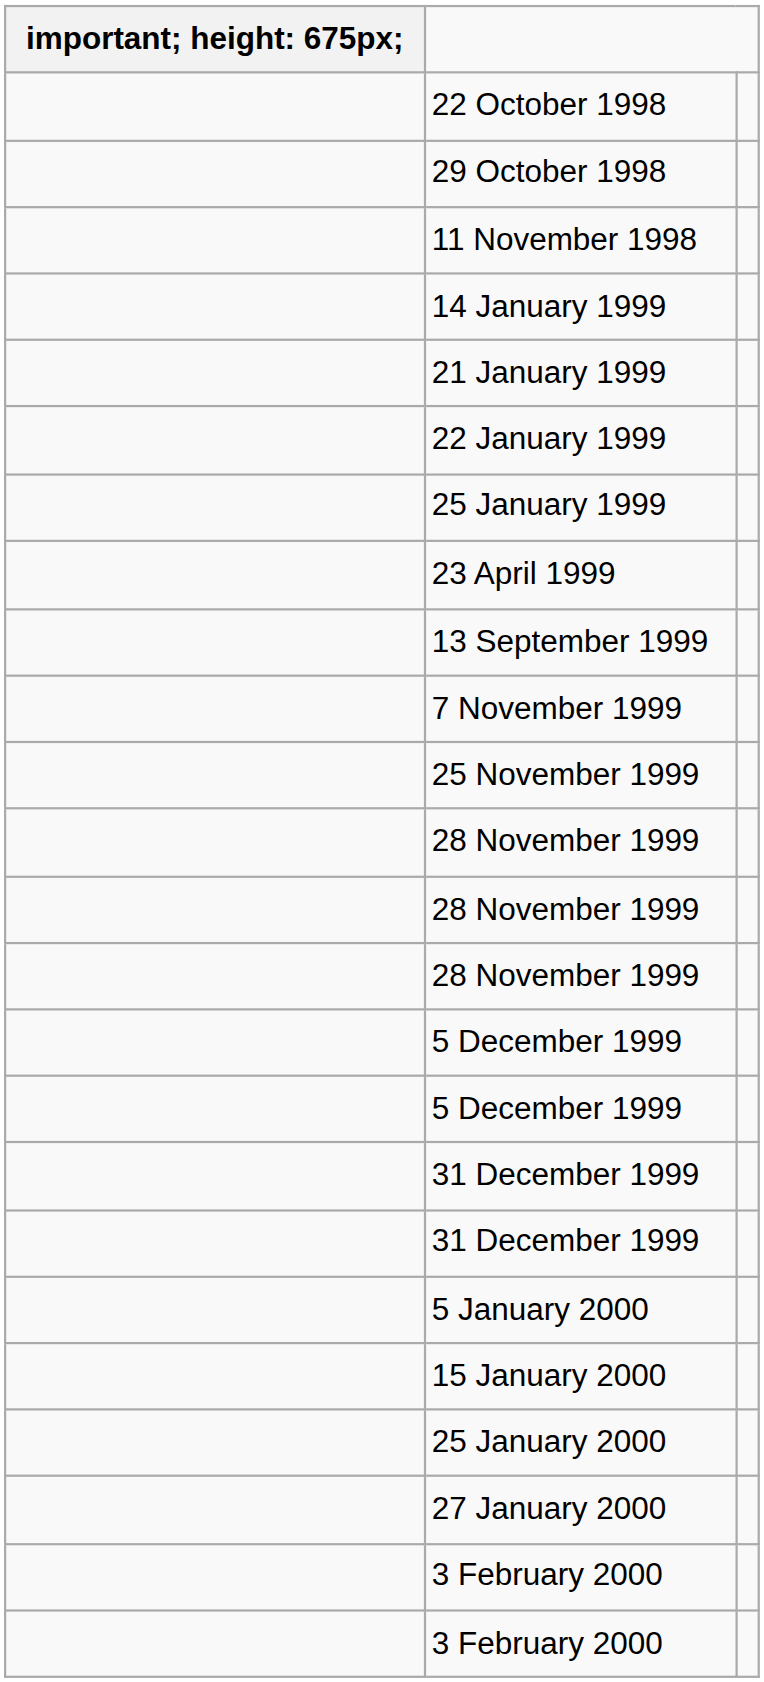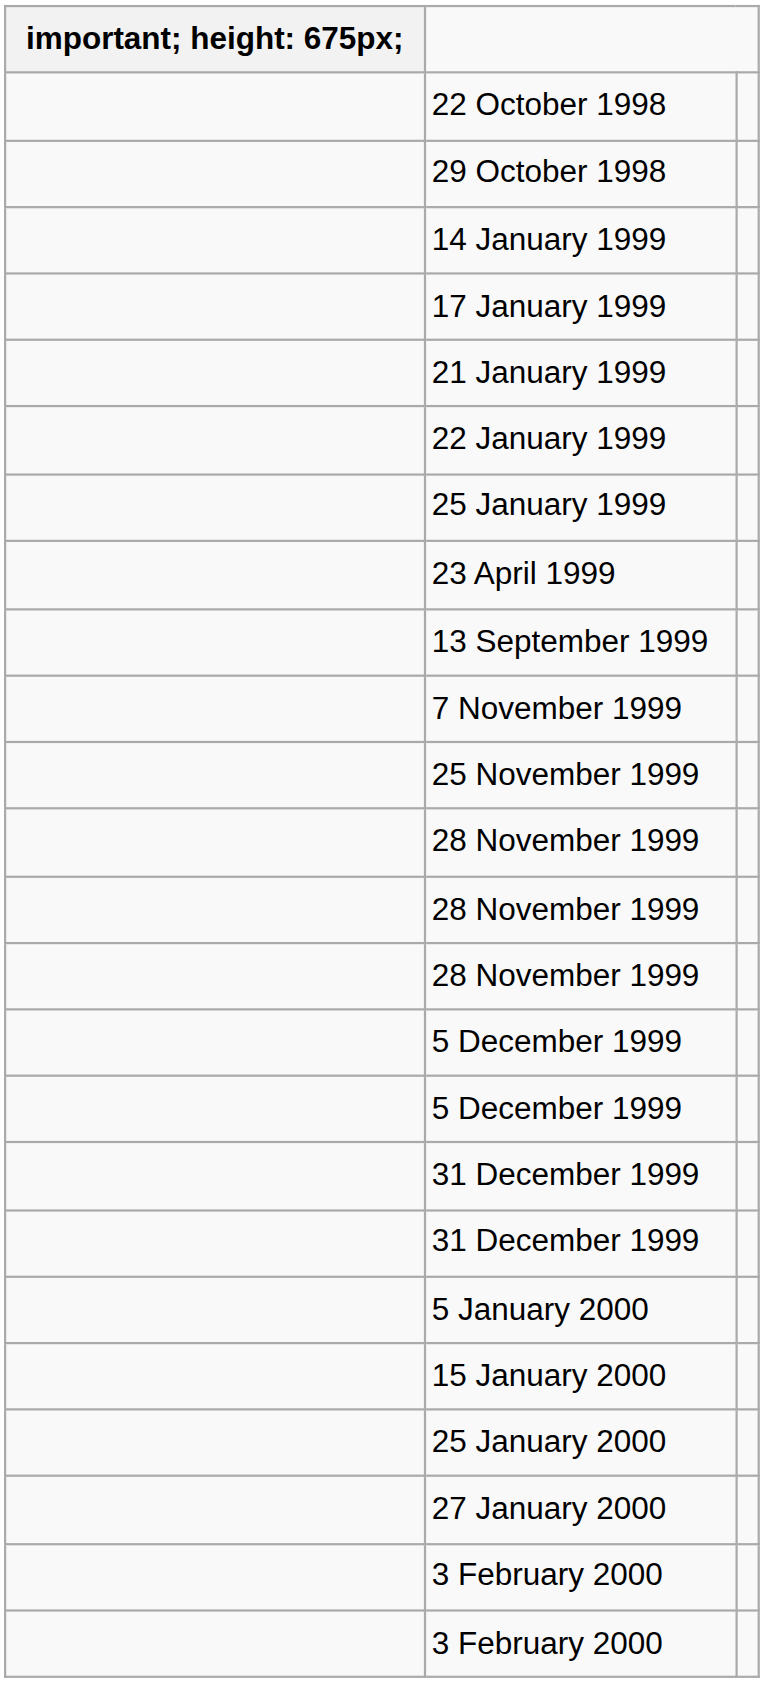- row: (215, 240)
+ row: (215, 307)
